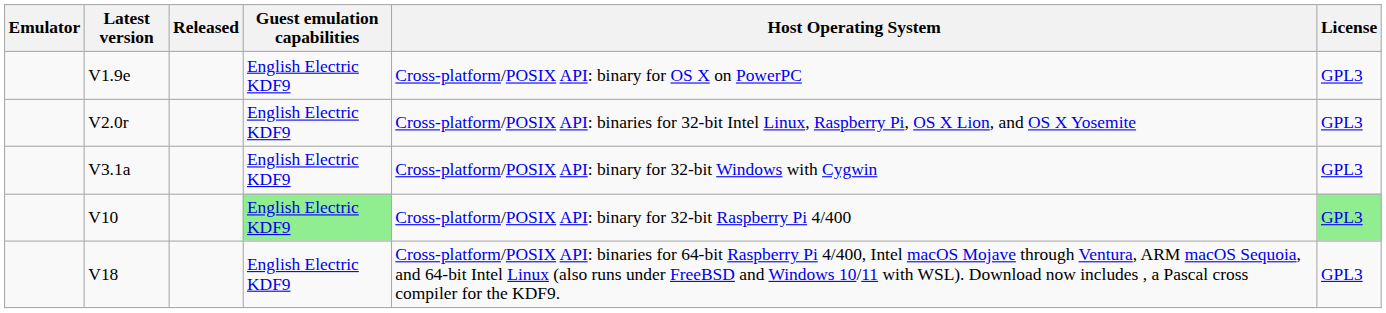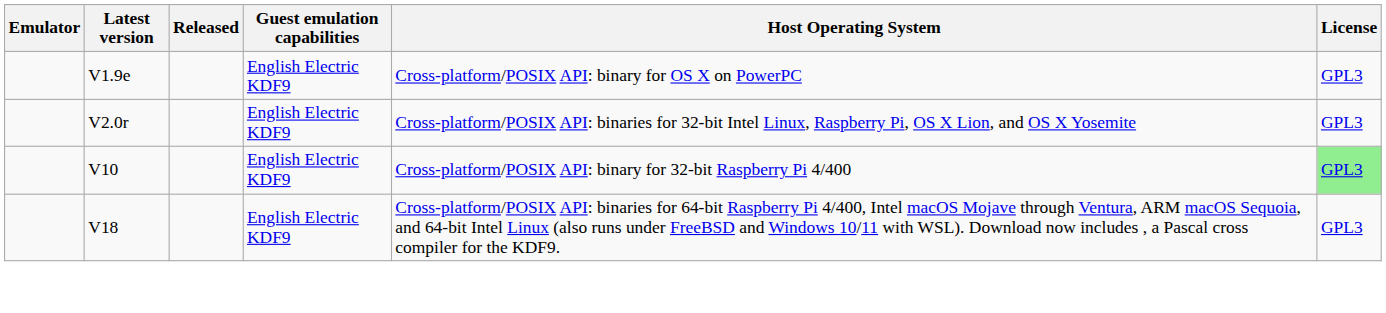- row: (109, 169)
(303, 217) lightgreen background -> (303, 169) no background
